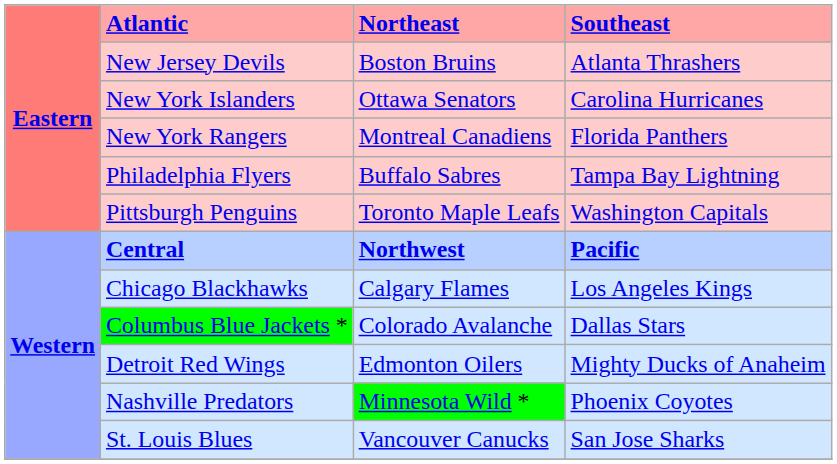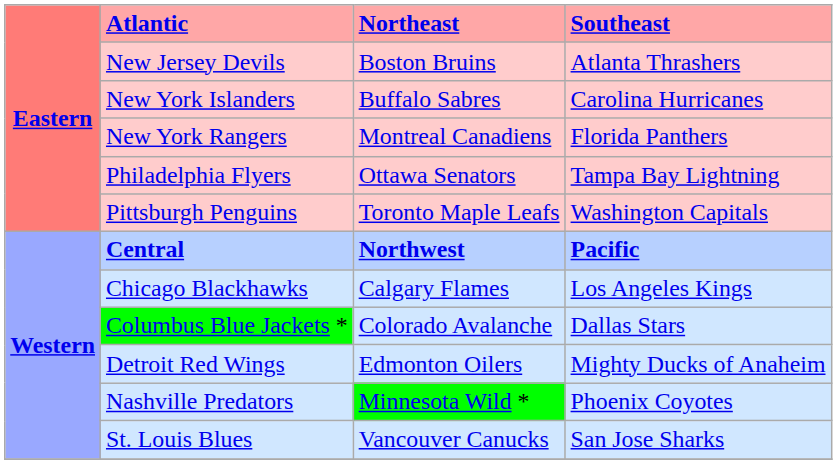(437, 99) Ottawa Senators -> (430, 99) Buffalo Sabres
(430, 174) Buffalo Sabres -> (437, 174) Ottawa Senators
